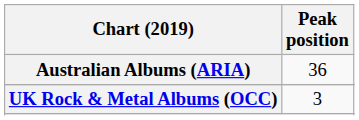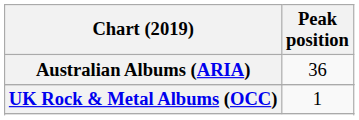(317, 98) 3 -> (317, 98) 1
